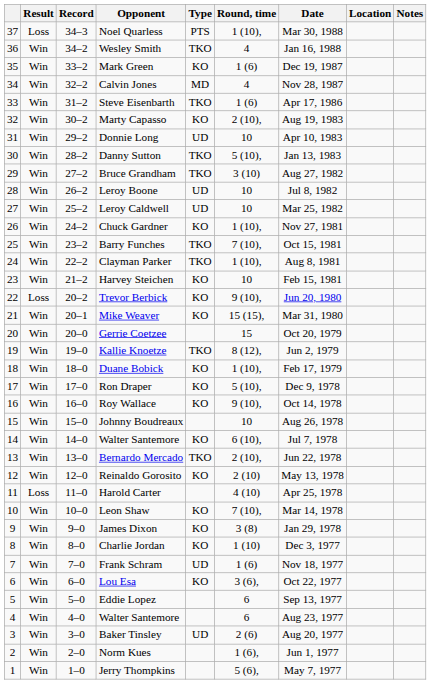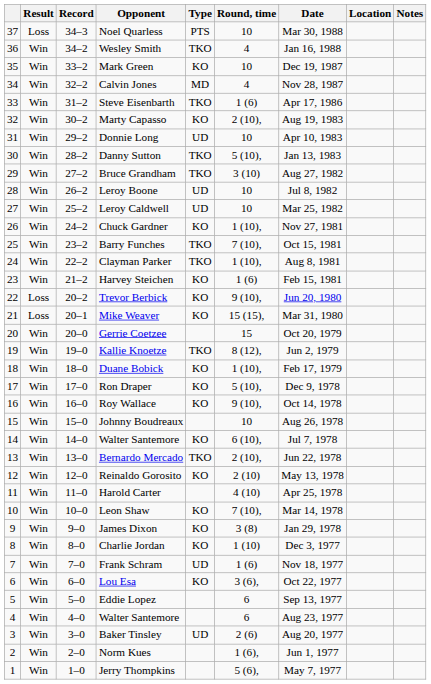(247, 31) 1 (10), -> (247, 31) 10
(247, 66) 1 (6) -> (247, 66) 10
(247, 279) 10 -> (247, 279) 1 (6)
(39, 315) Win -> (39, 315) Loss
(39, 492) Loss -> (39, 492) Win
